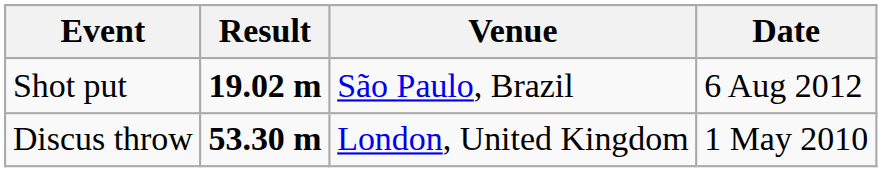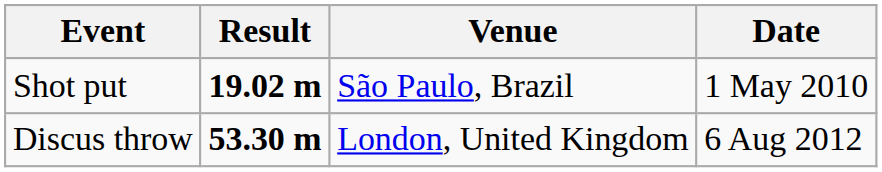(783, 85) 6 Aug 2012 -> (786, 85) 1 May 2010
(786, 138) 1 May 2010 -> (783, 138) 6 Aug 2012
